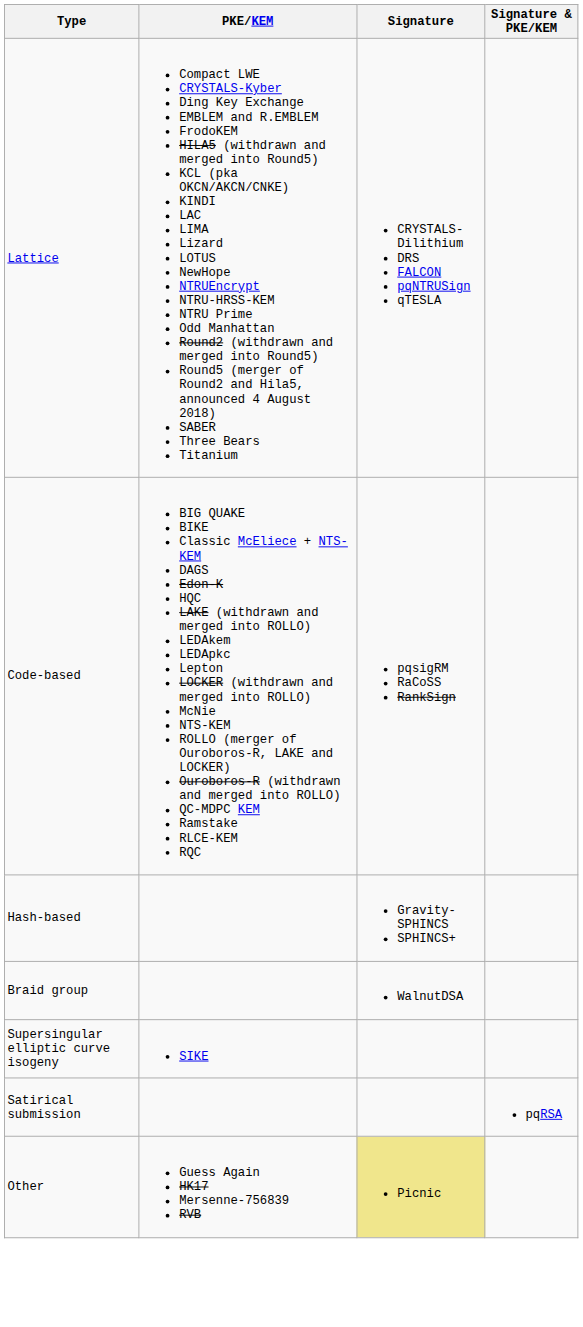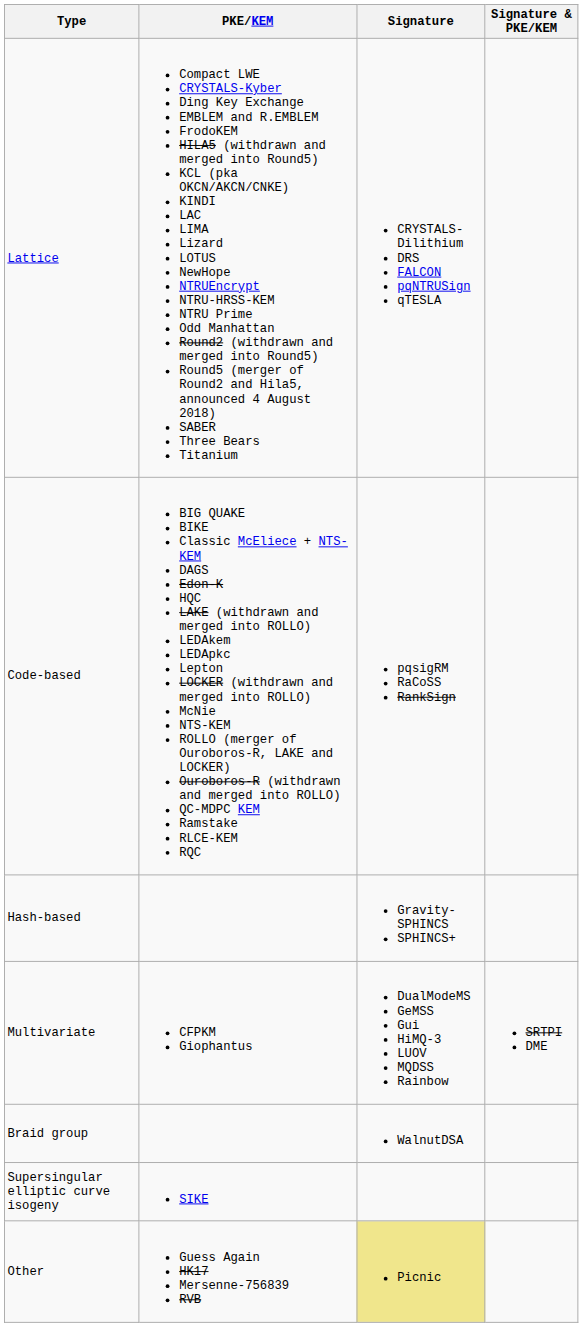+ row: (51, 1033)
- row: (44, 1107)
